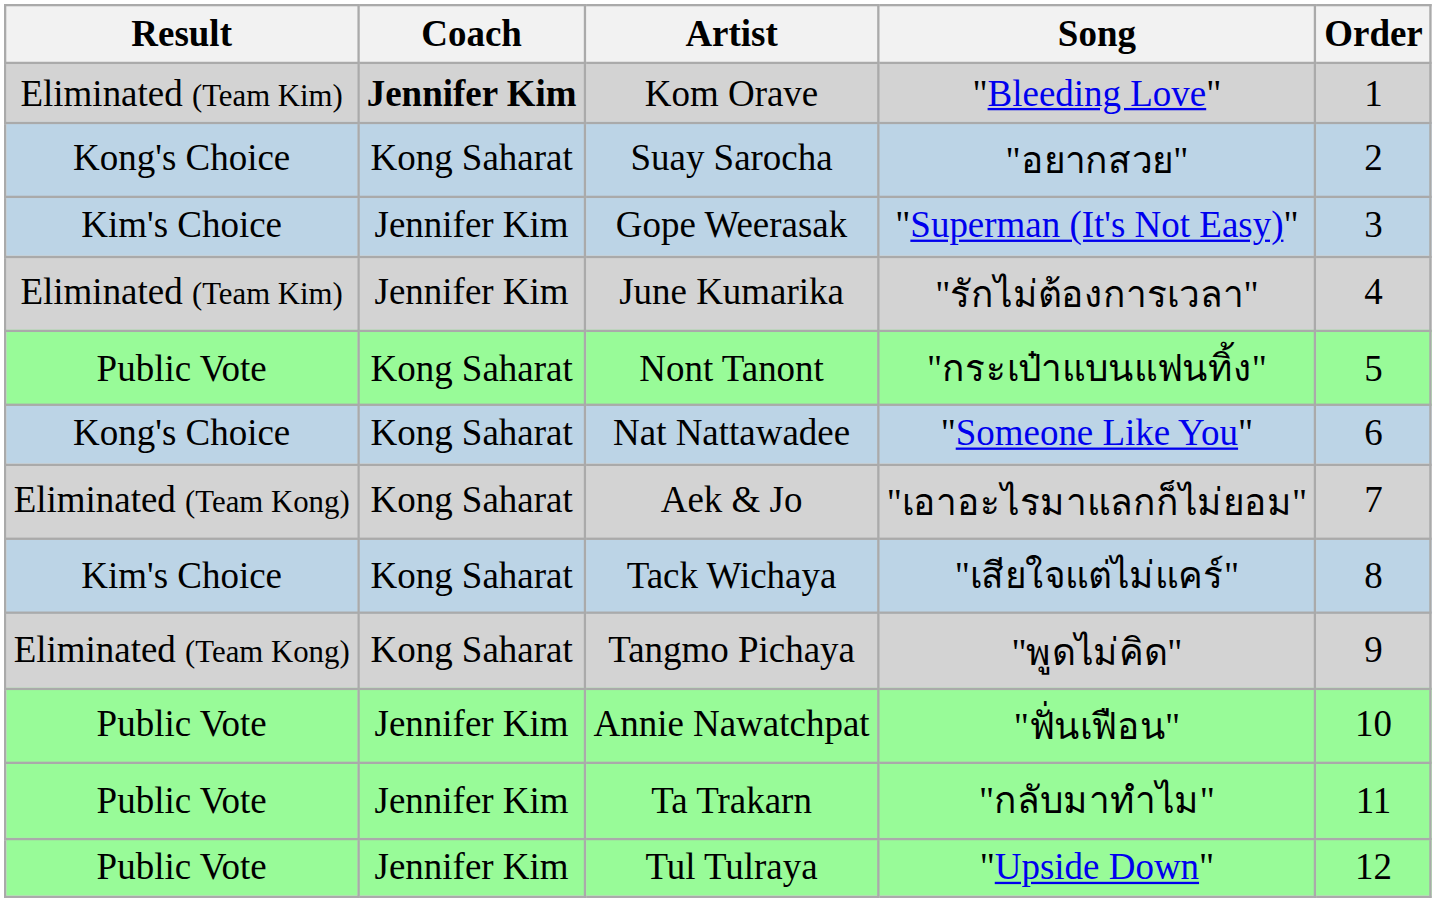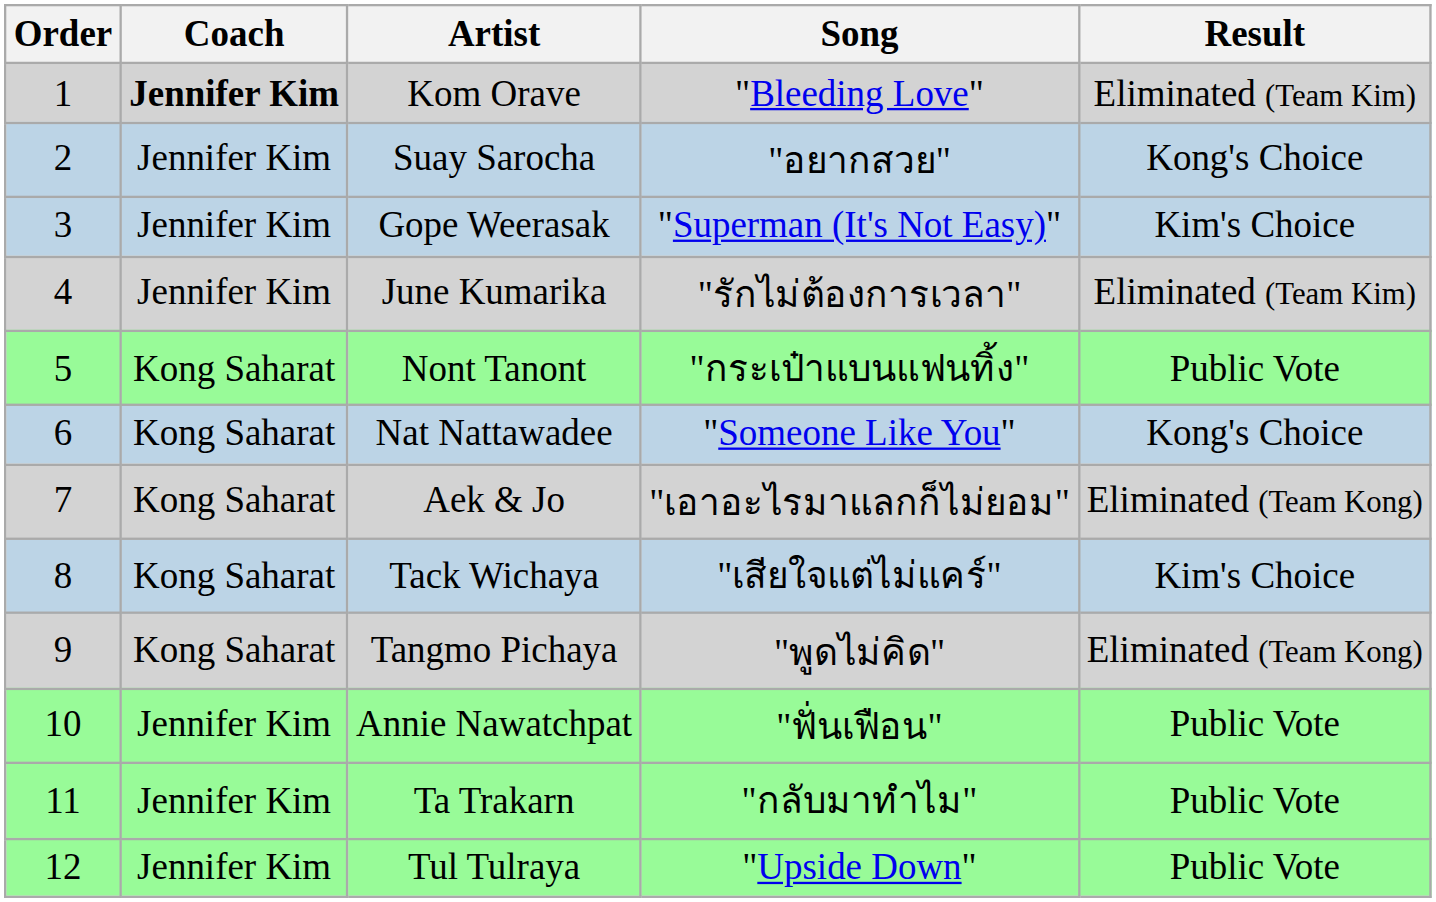columns swapped: (1374, 33) <-> (182, 33)
(472, 159) Kong Saharat -> (234, 159) Jennifer Kim
